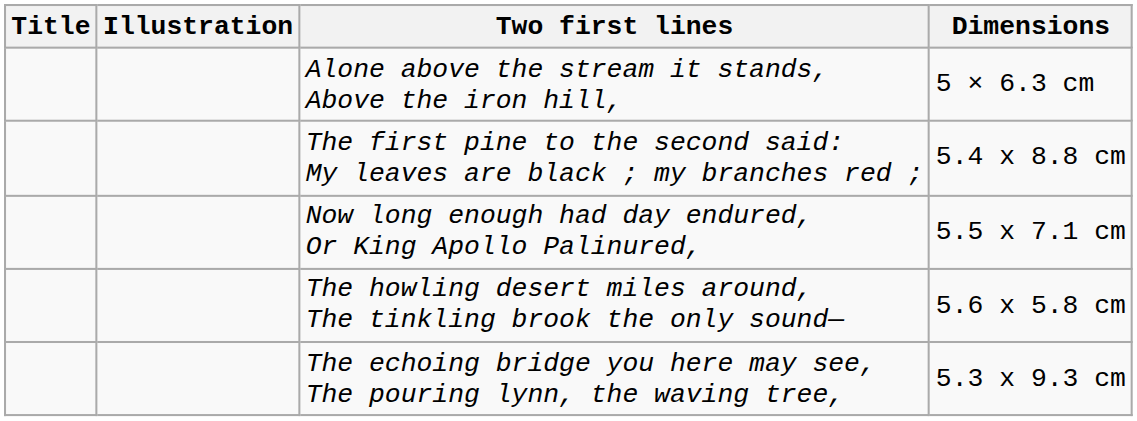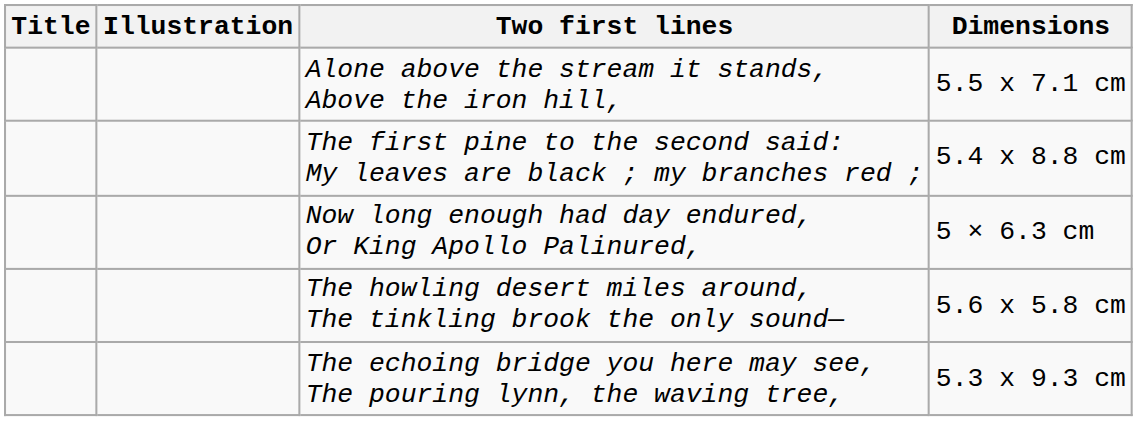(1015, 85) 5 × 6.3 cm -> (1031, 85) 5.5 x 7.1 cm
(1031, 232) 5.5 x 7.1 cm -> (1015, 232) 5 × 6.3 cm
